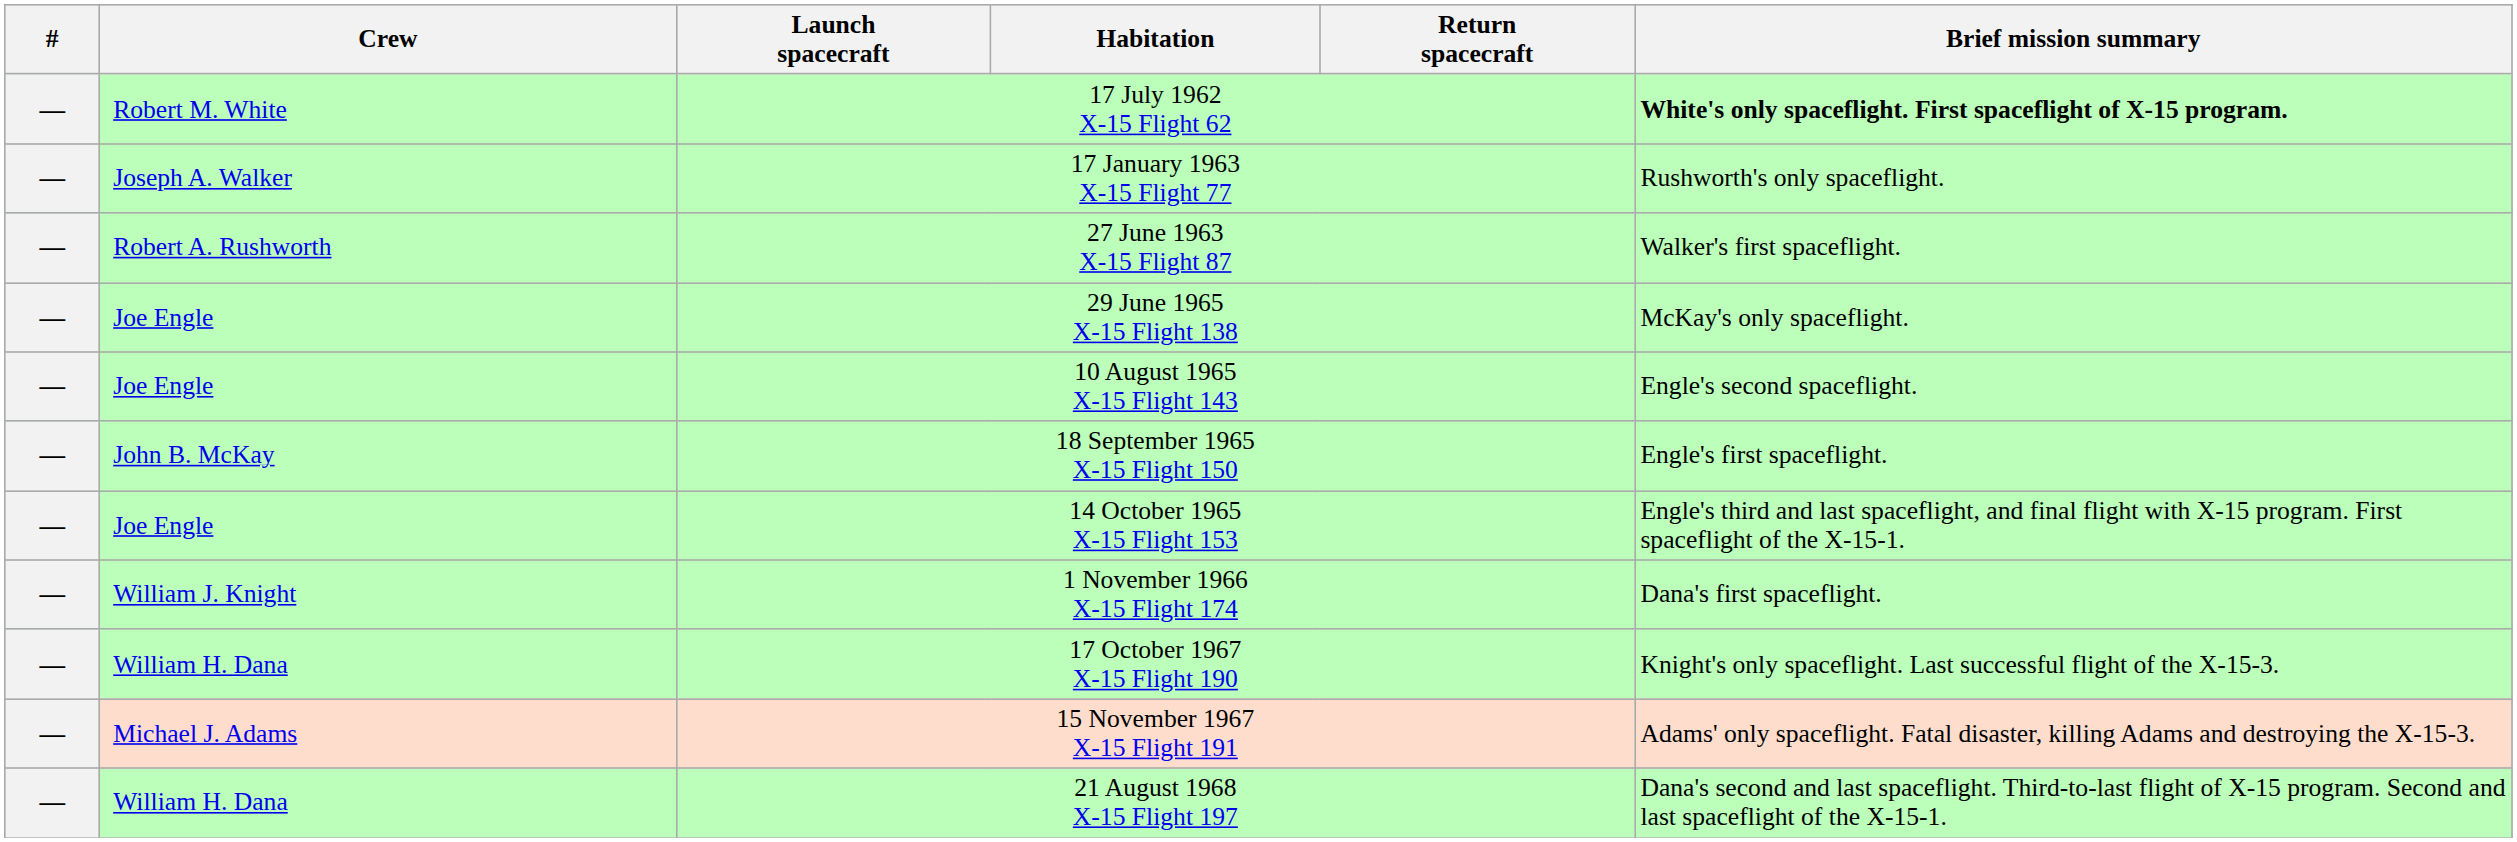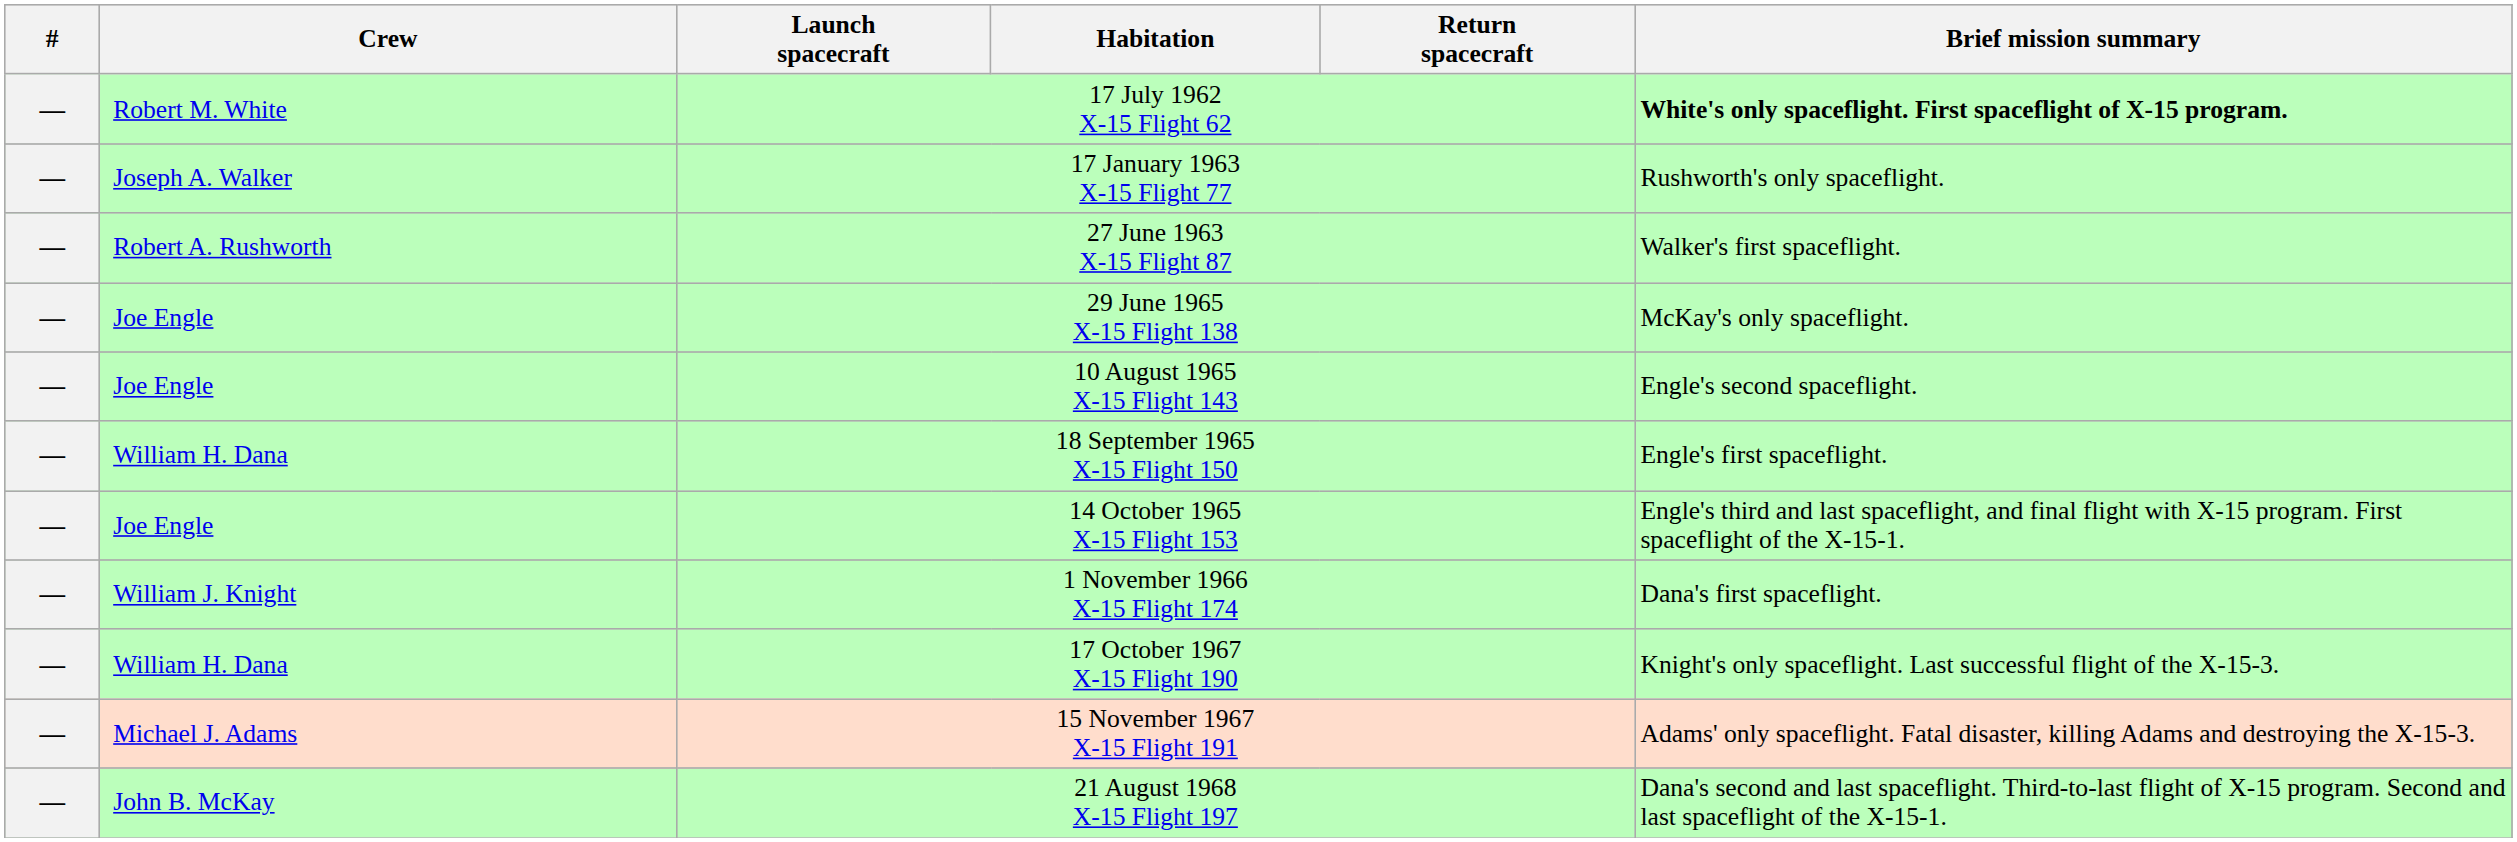(194, 455) John B. McKay -> (200, 455) William H. Dana
(200, 802) William H. Dana -> (194, 802) John B. McKay
